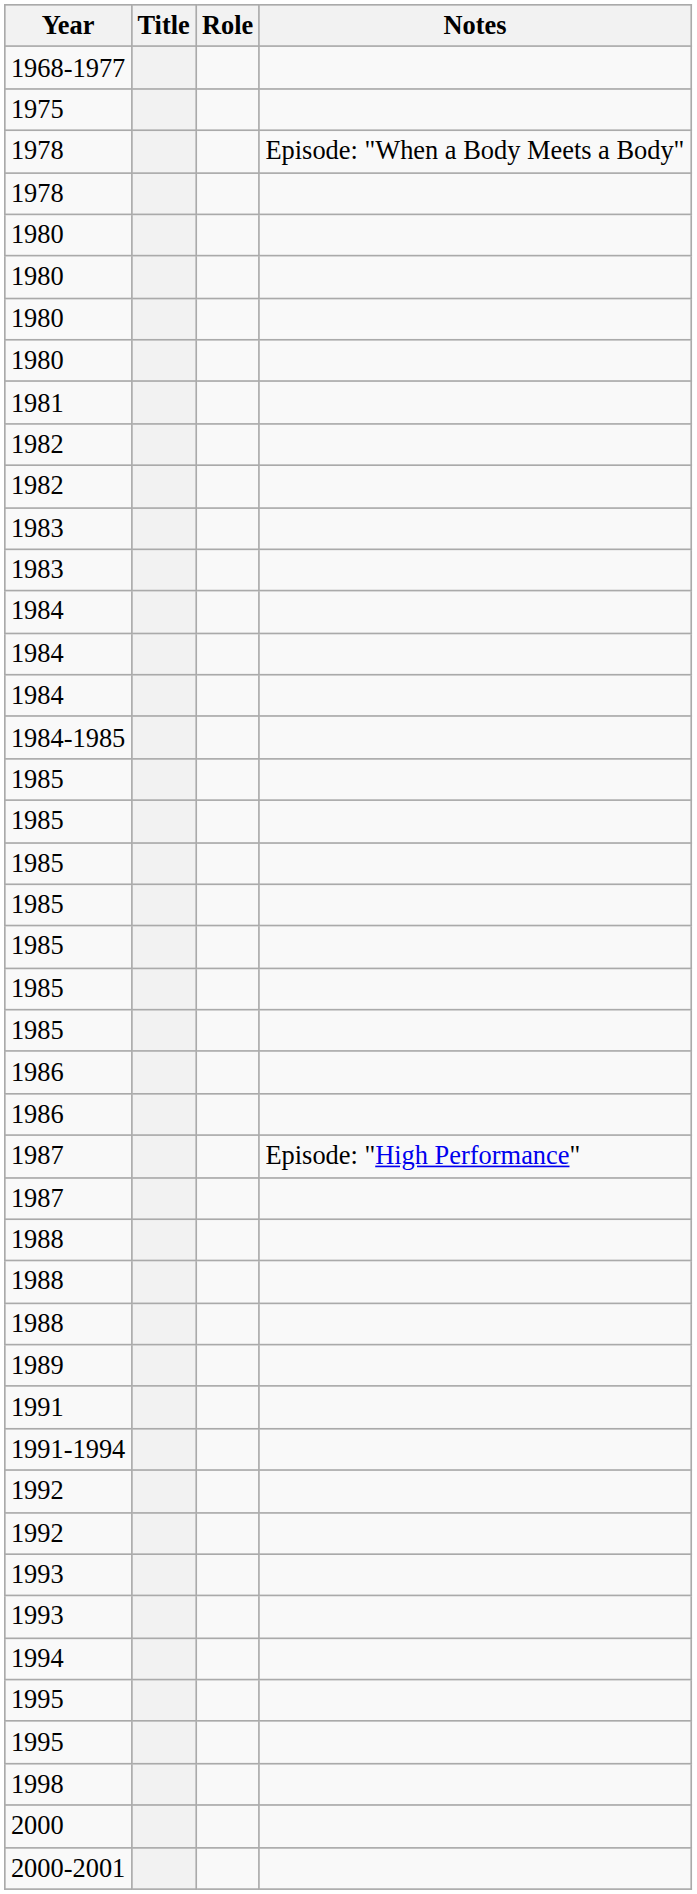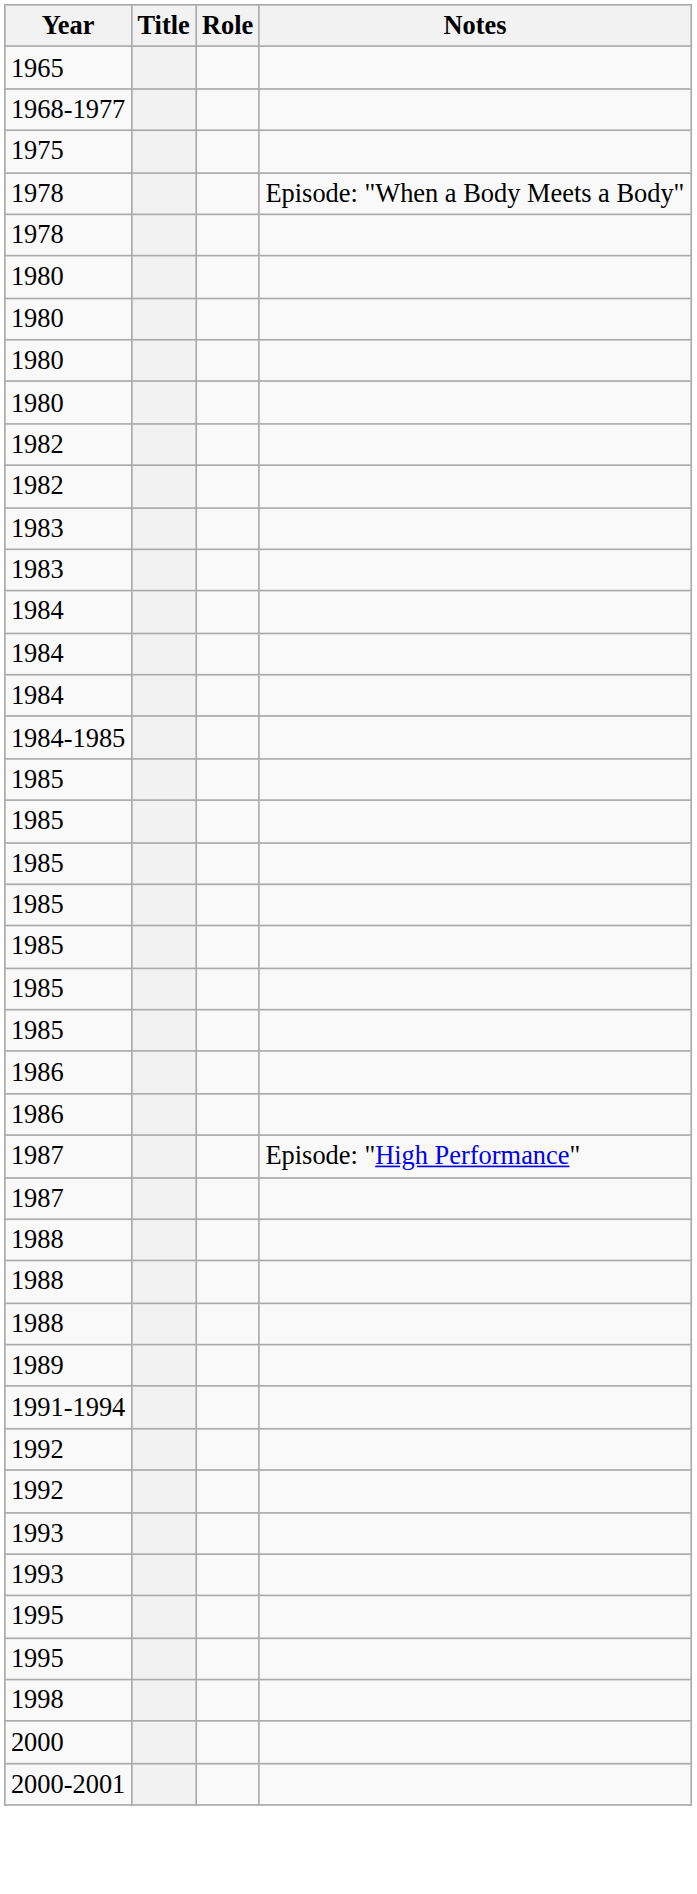+ row: (37, 67)
- row: (37, 402)
- row: (37, 1407)
- row: (37, 1658)
